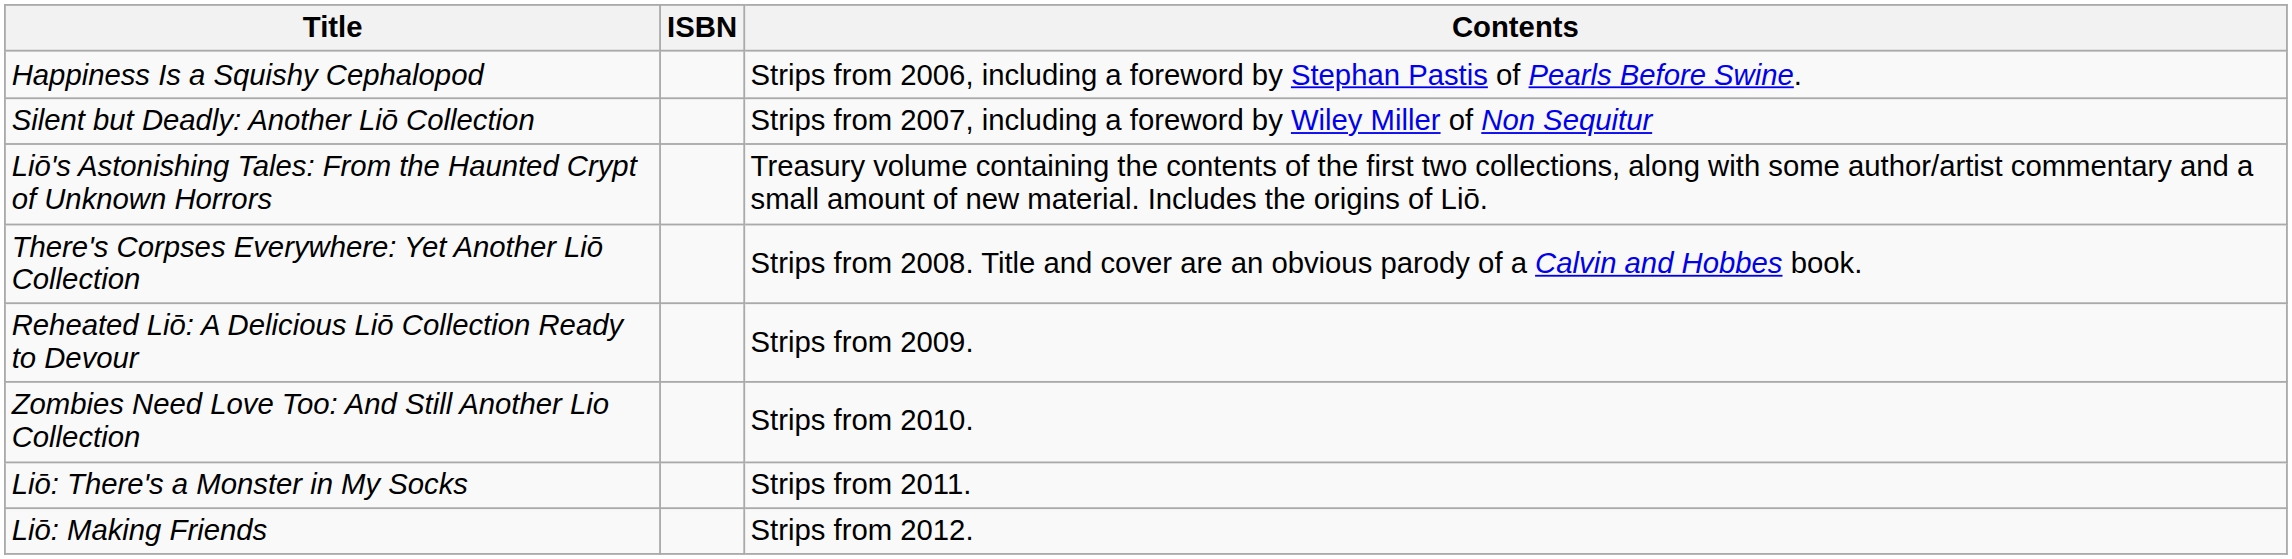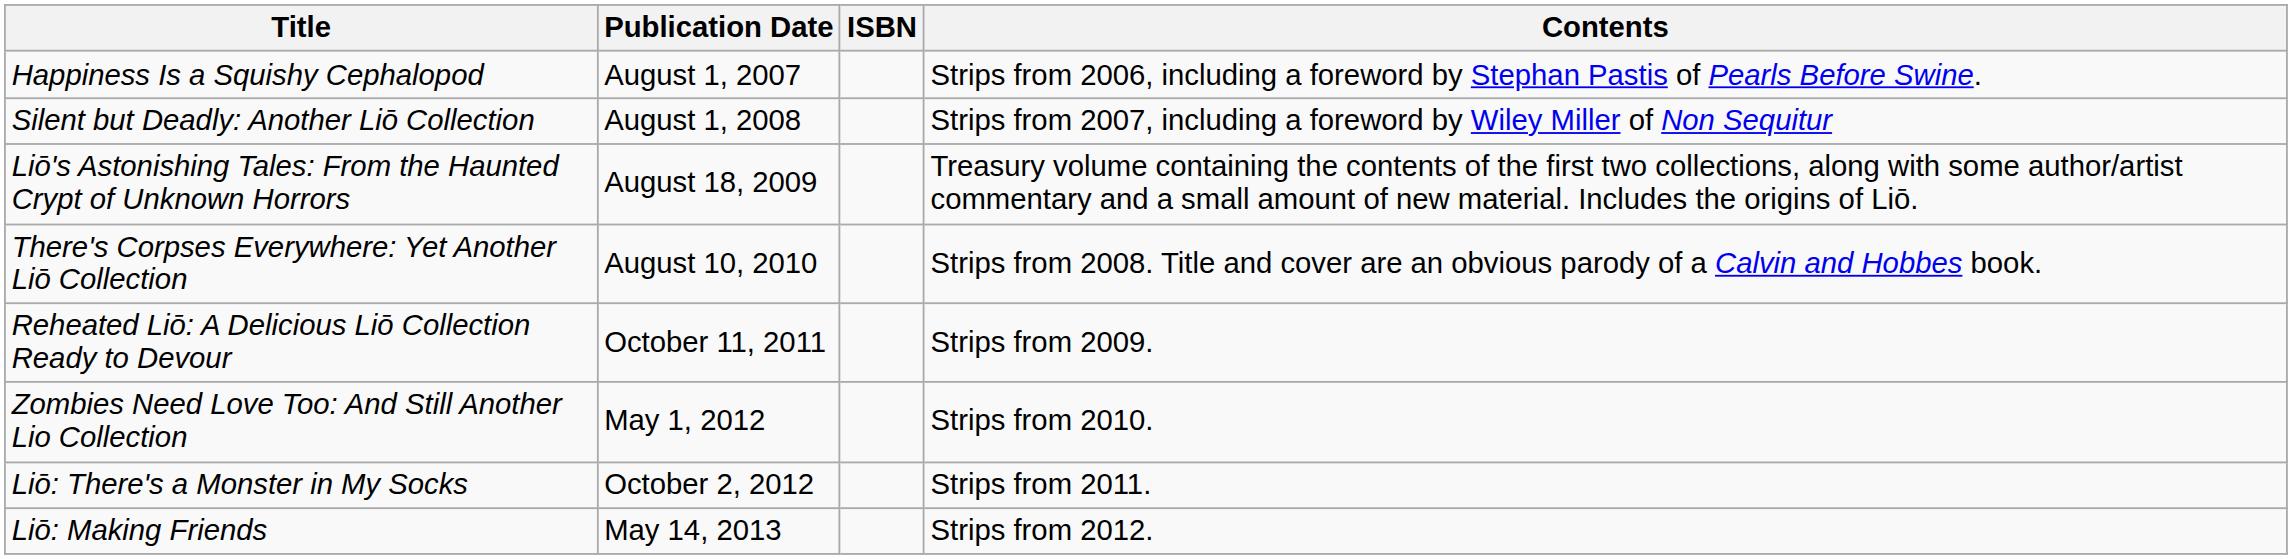+ column: (719, 27)
